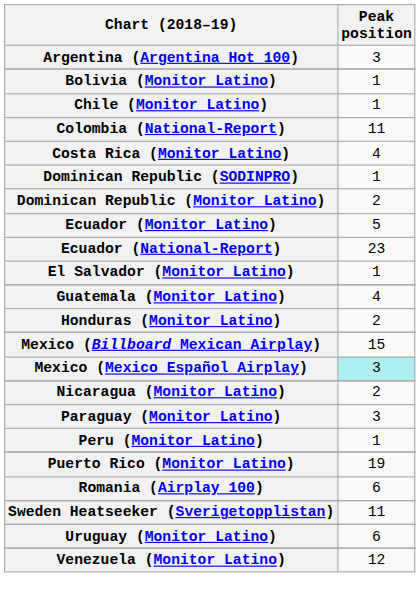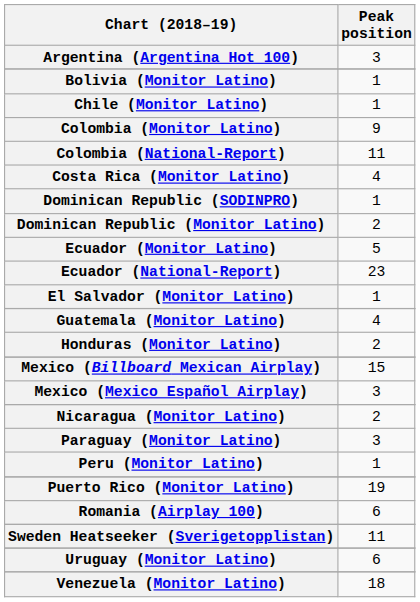+ row: (171, 129)
(377, 369) paleturquoise background -> (377, 393) no background
(377, 560) 12 -> (377, 584) 18
